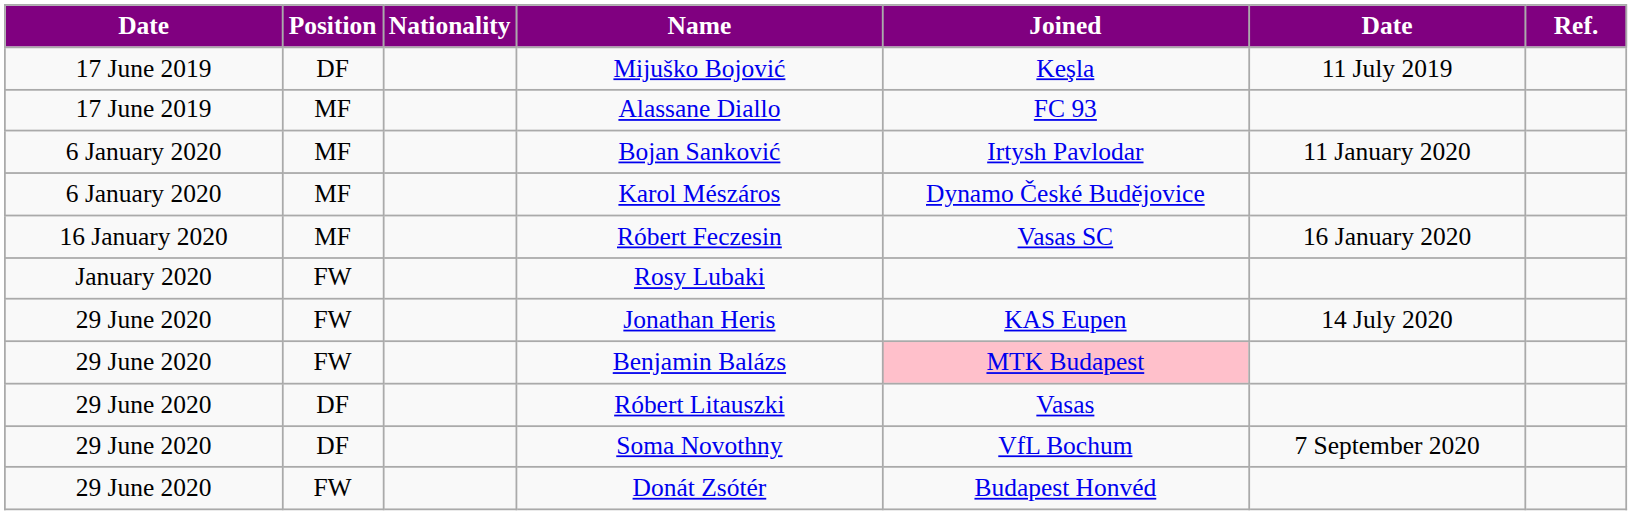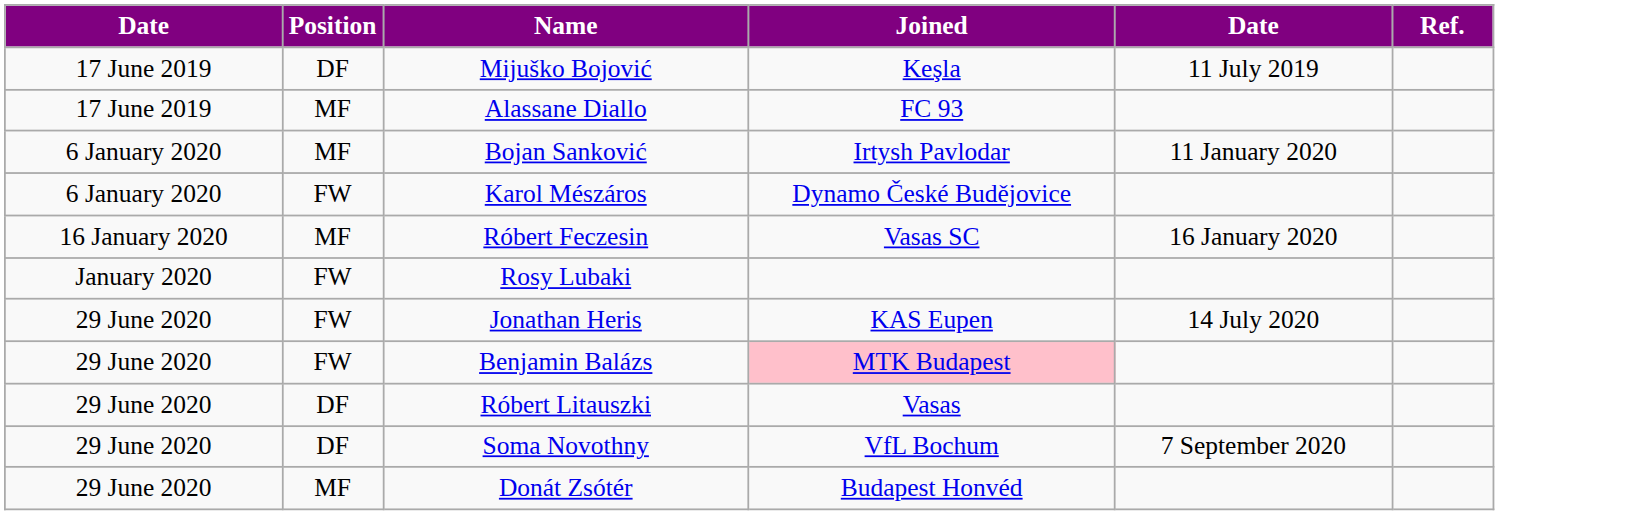- column: (450, 25)
(333, 194) MF -> (333, 194) FW
(333, 488) FW -> (333, 488) MF
